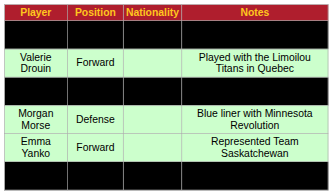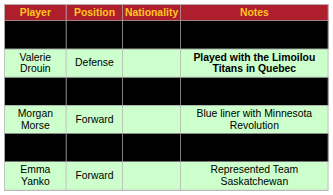(95, 63) Forward -> (94, 63) Defense
(255, 63) normal -> (254, 63) bold
(95, 119) Defense -> (94, 119) Forward
rows swapped: (36, 176) <-> (36, 147)
